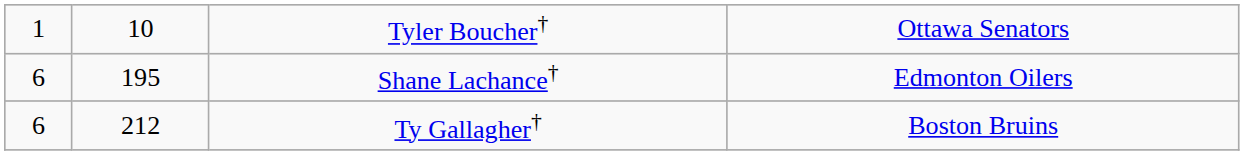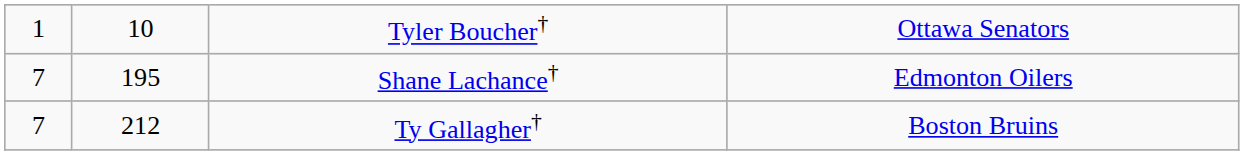(38, 77) 6 -> (38, 77) 7
(38, 125) 6 -> (38, 125) 7
